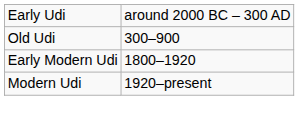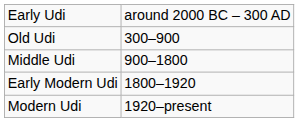+ row: (41, 60)
